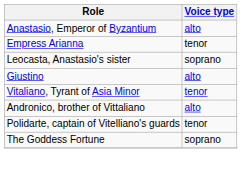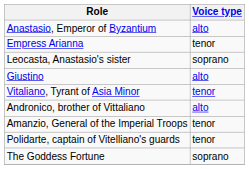+ row: (97, 124)
